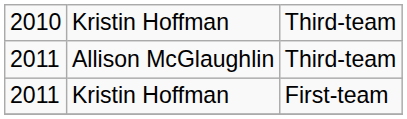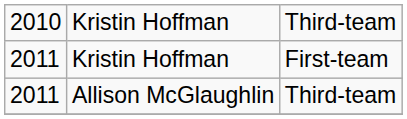rows swapped: (150, 95) <-> (173, 59)
